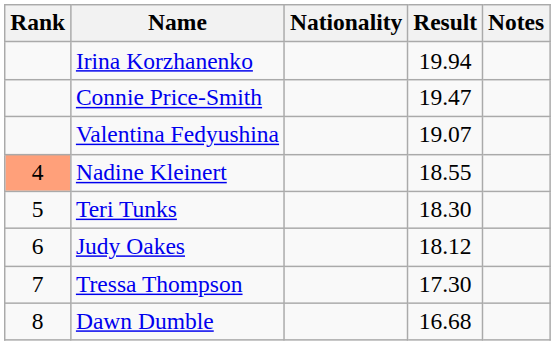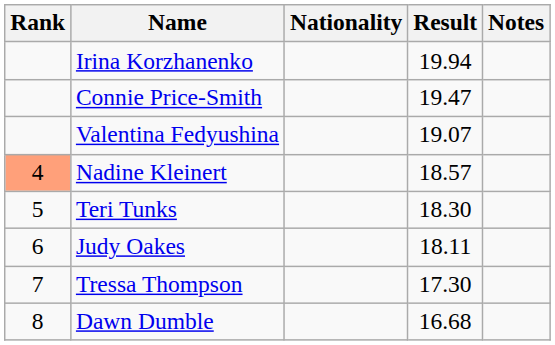(445, 172) 18.55 -> (445, 172) 18.57
(445, 246) 18.12 -> (445, 246) 18.11
